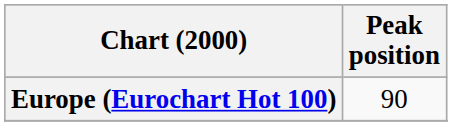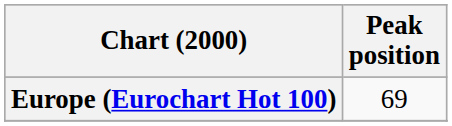(394, 98) 90 -> (394, 98) 69
